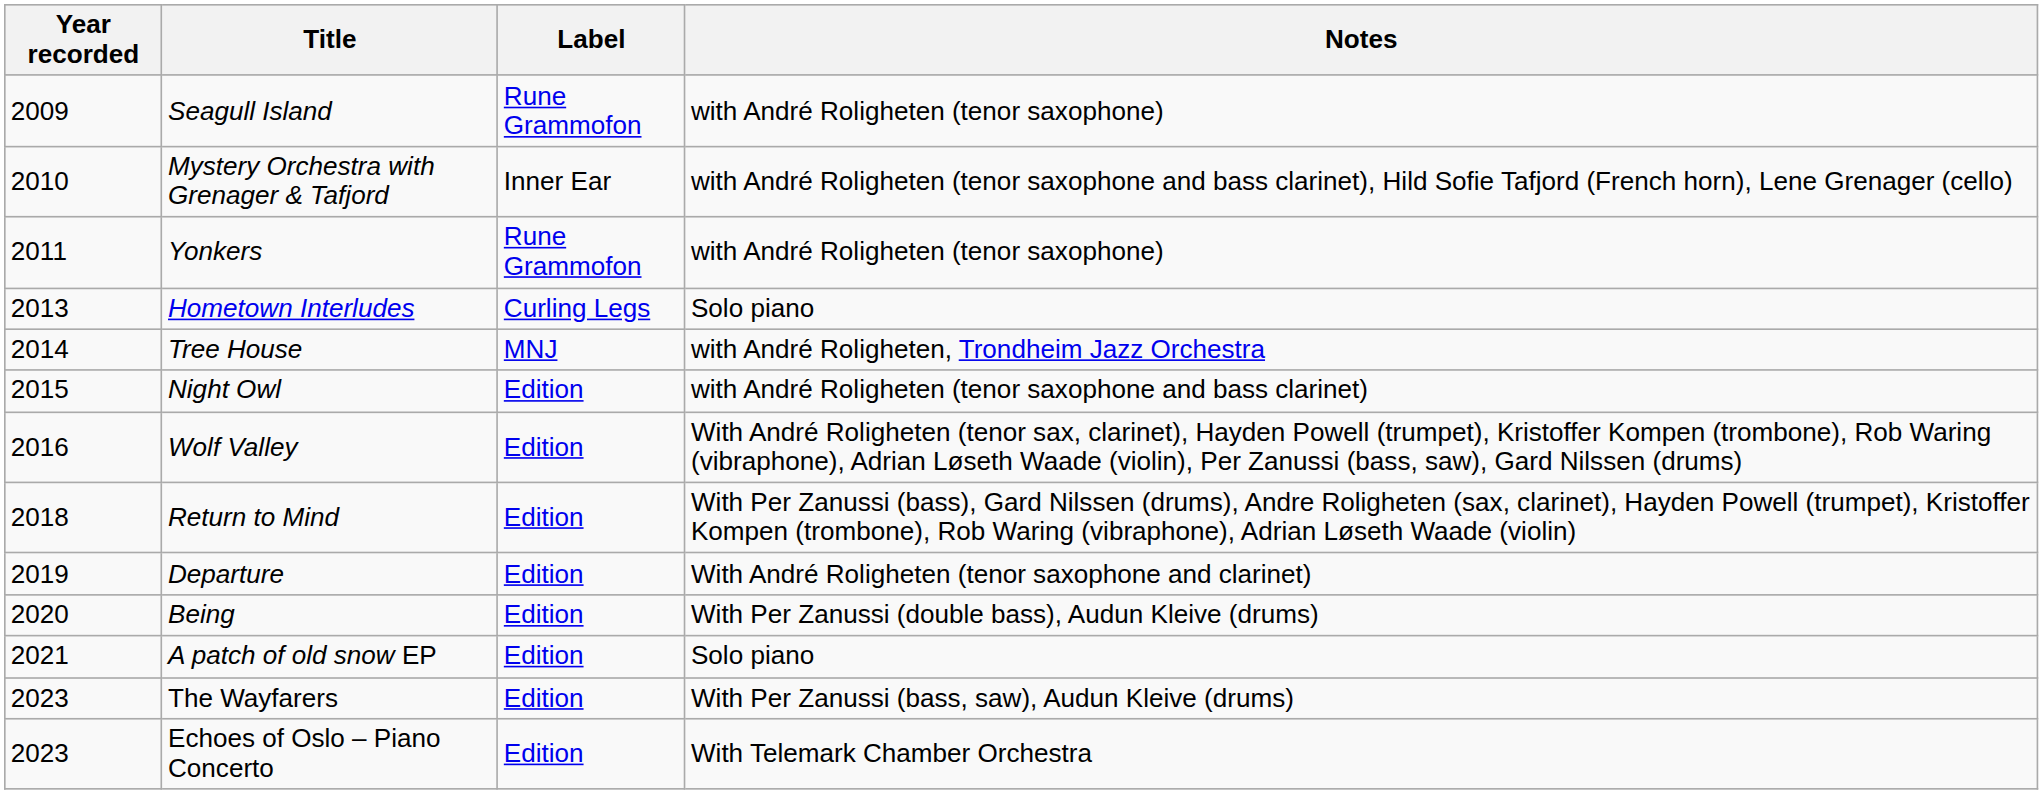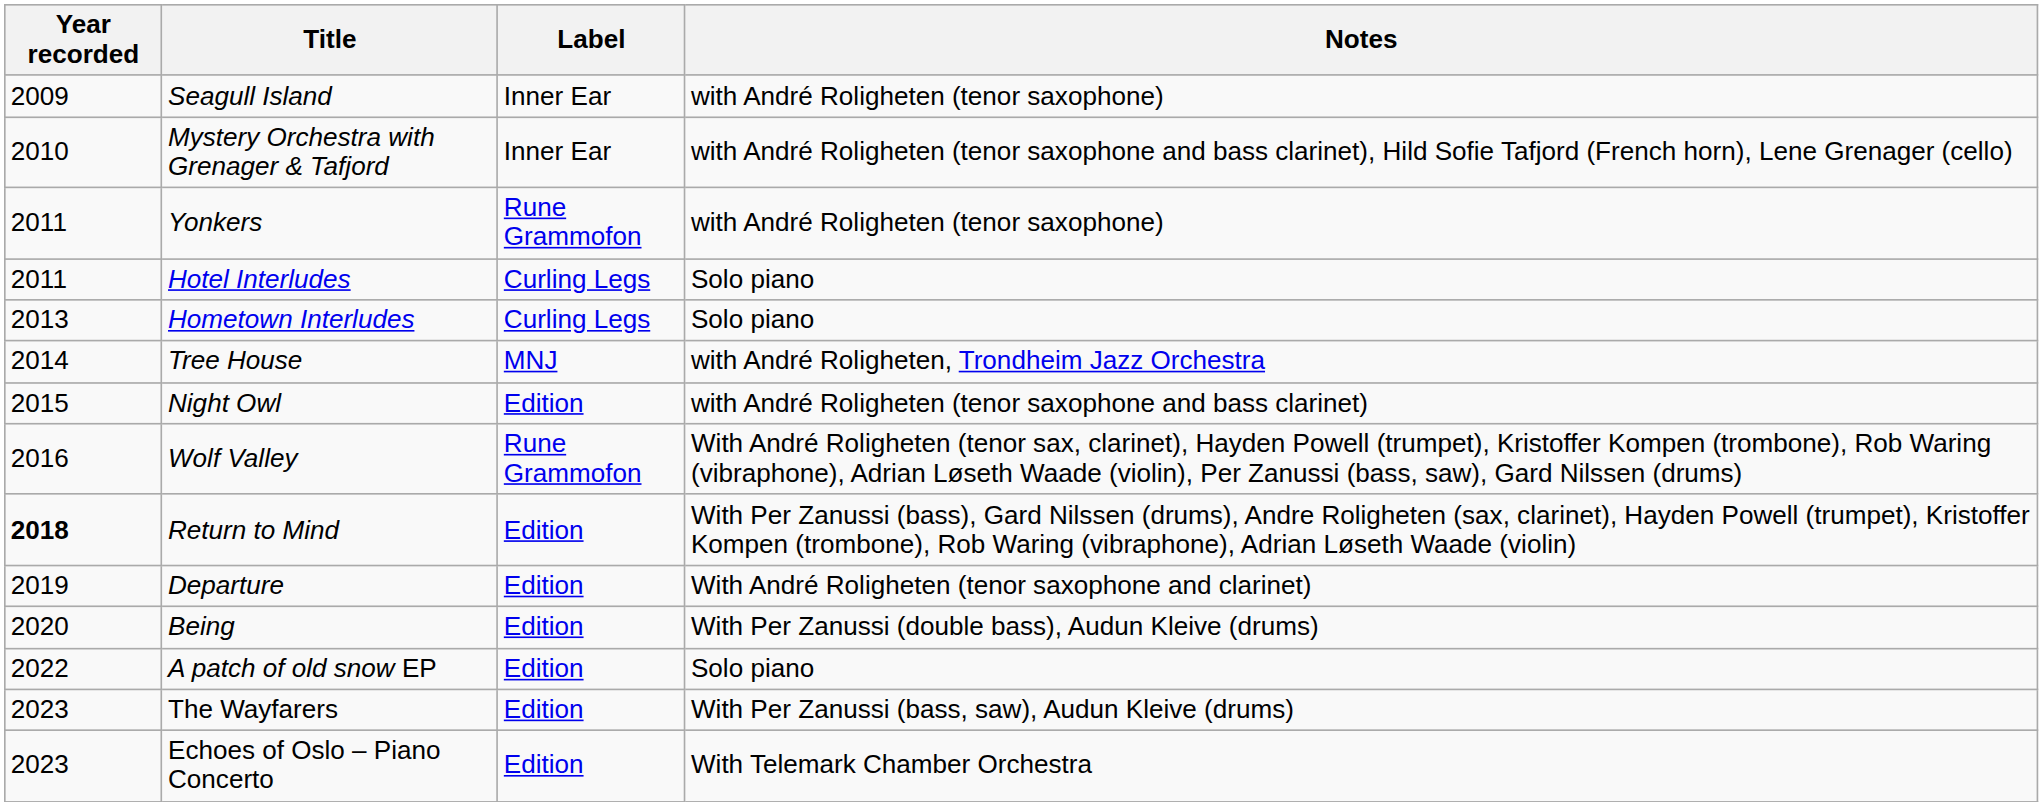(573, 110) Rune Grammofon -> (557, 95) Inner Ear
+ row: (259, 278)
(544, 446) Edition -> (573, 458) Rune Grammofon
(40, 517) normal -> (40, 529) bold
(40, 656) 2021 -> (40, 668) 2022
